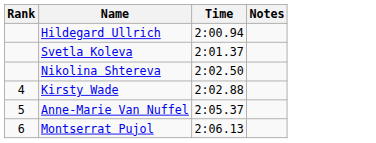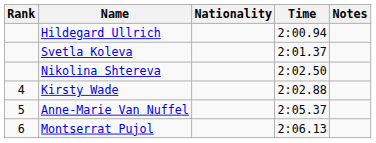+ column: (233, 14)
